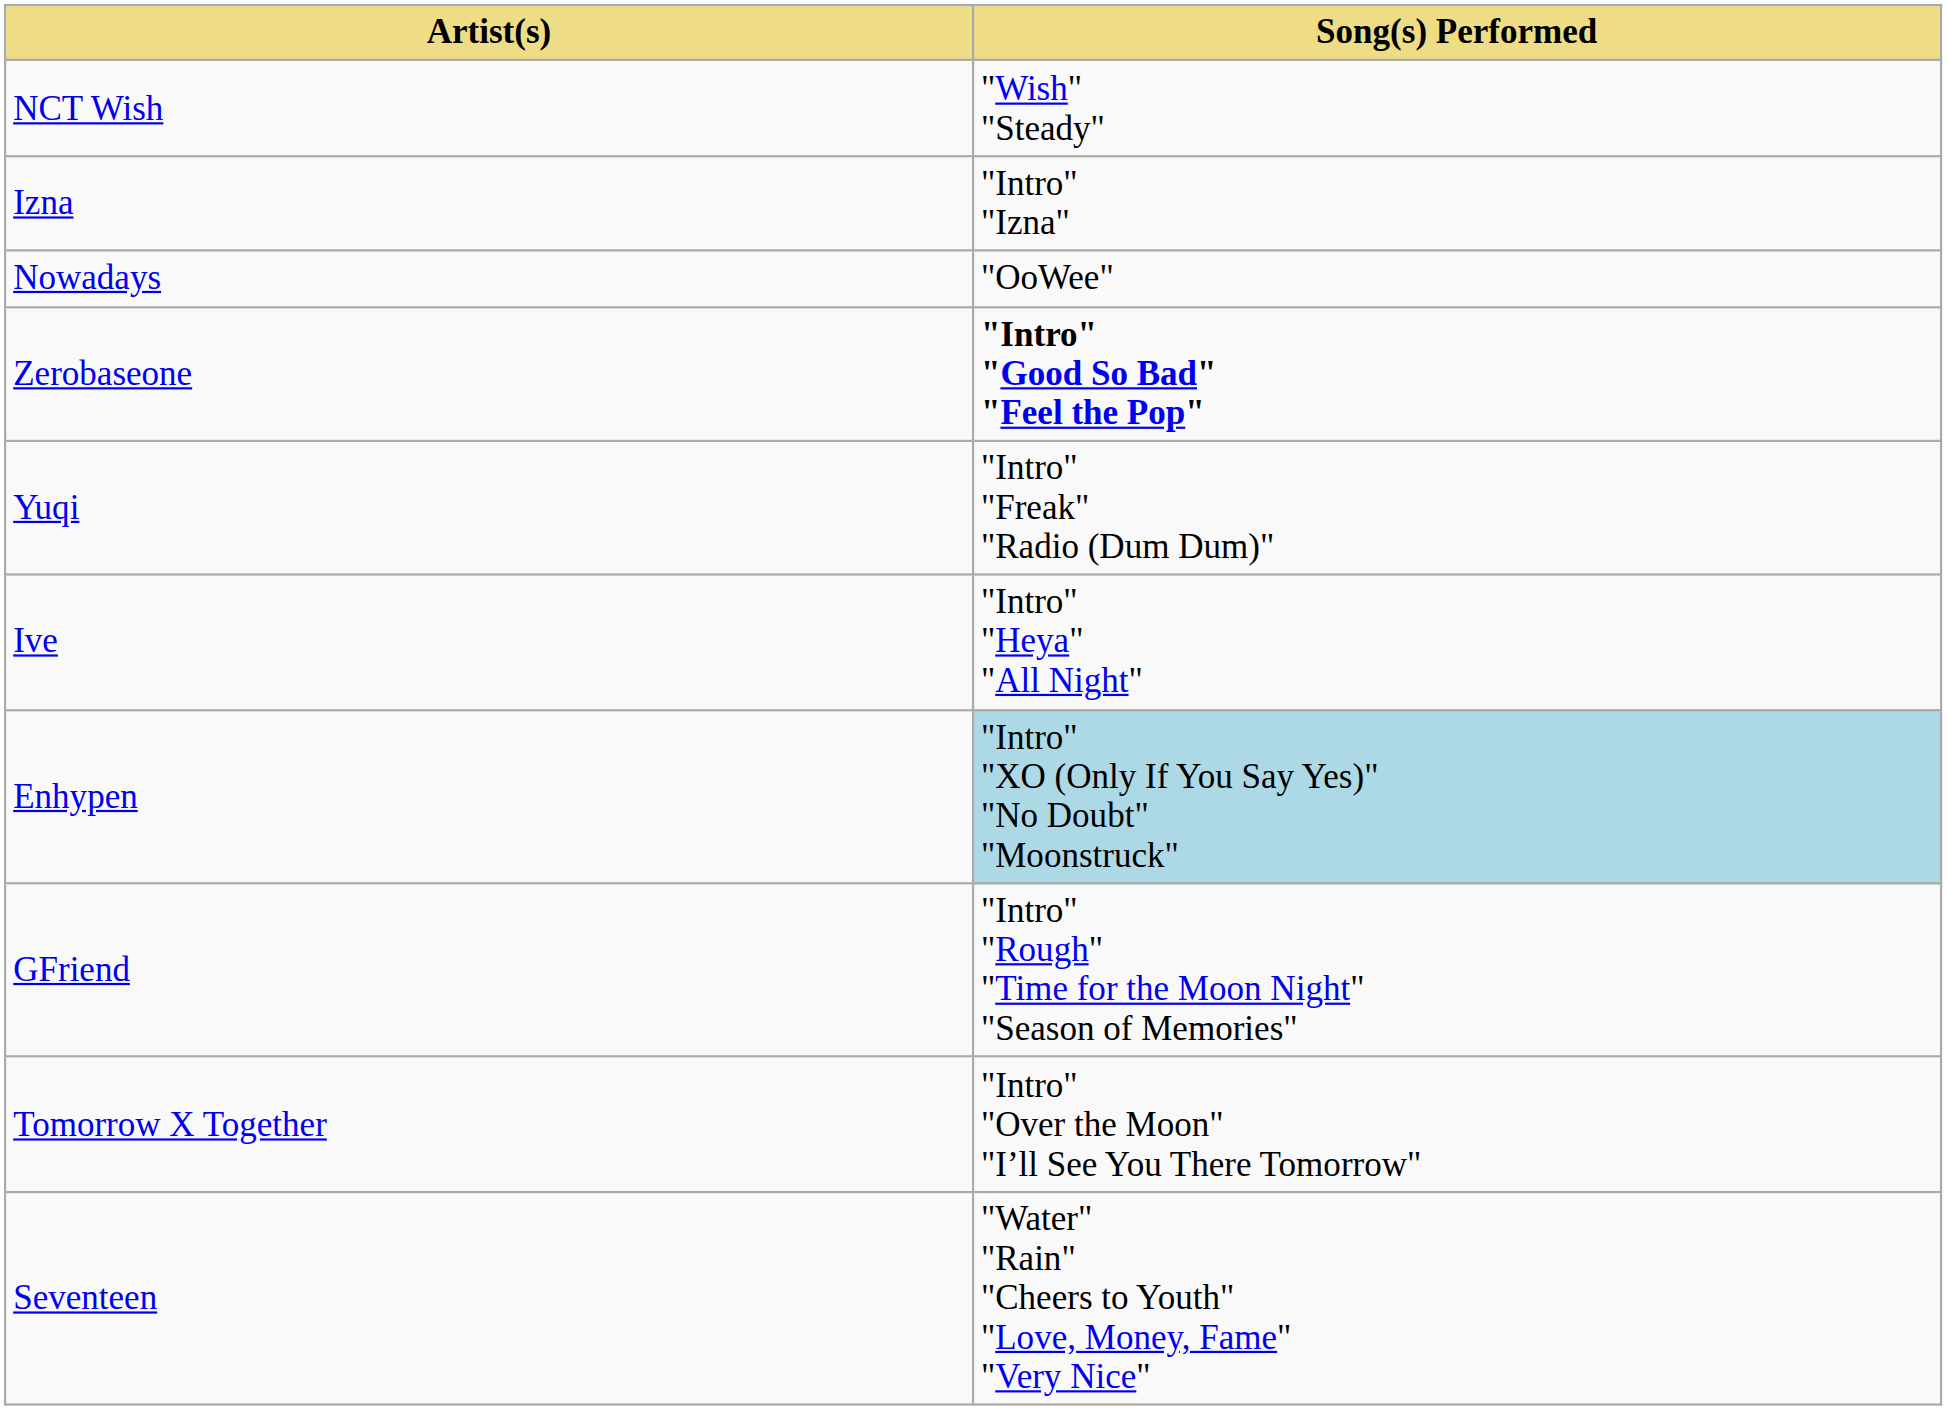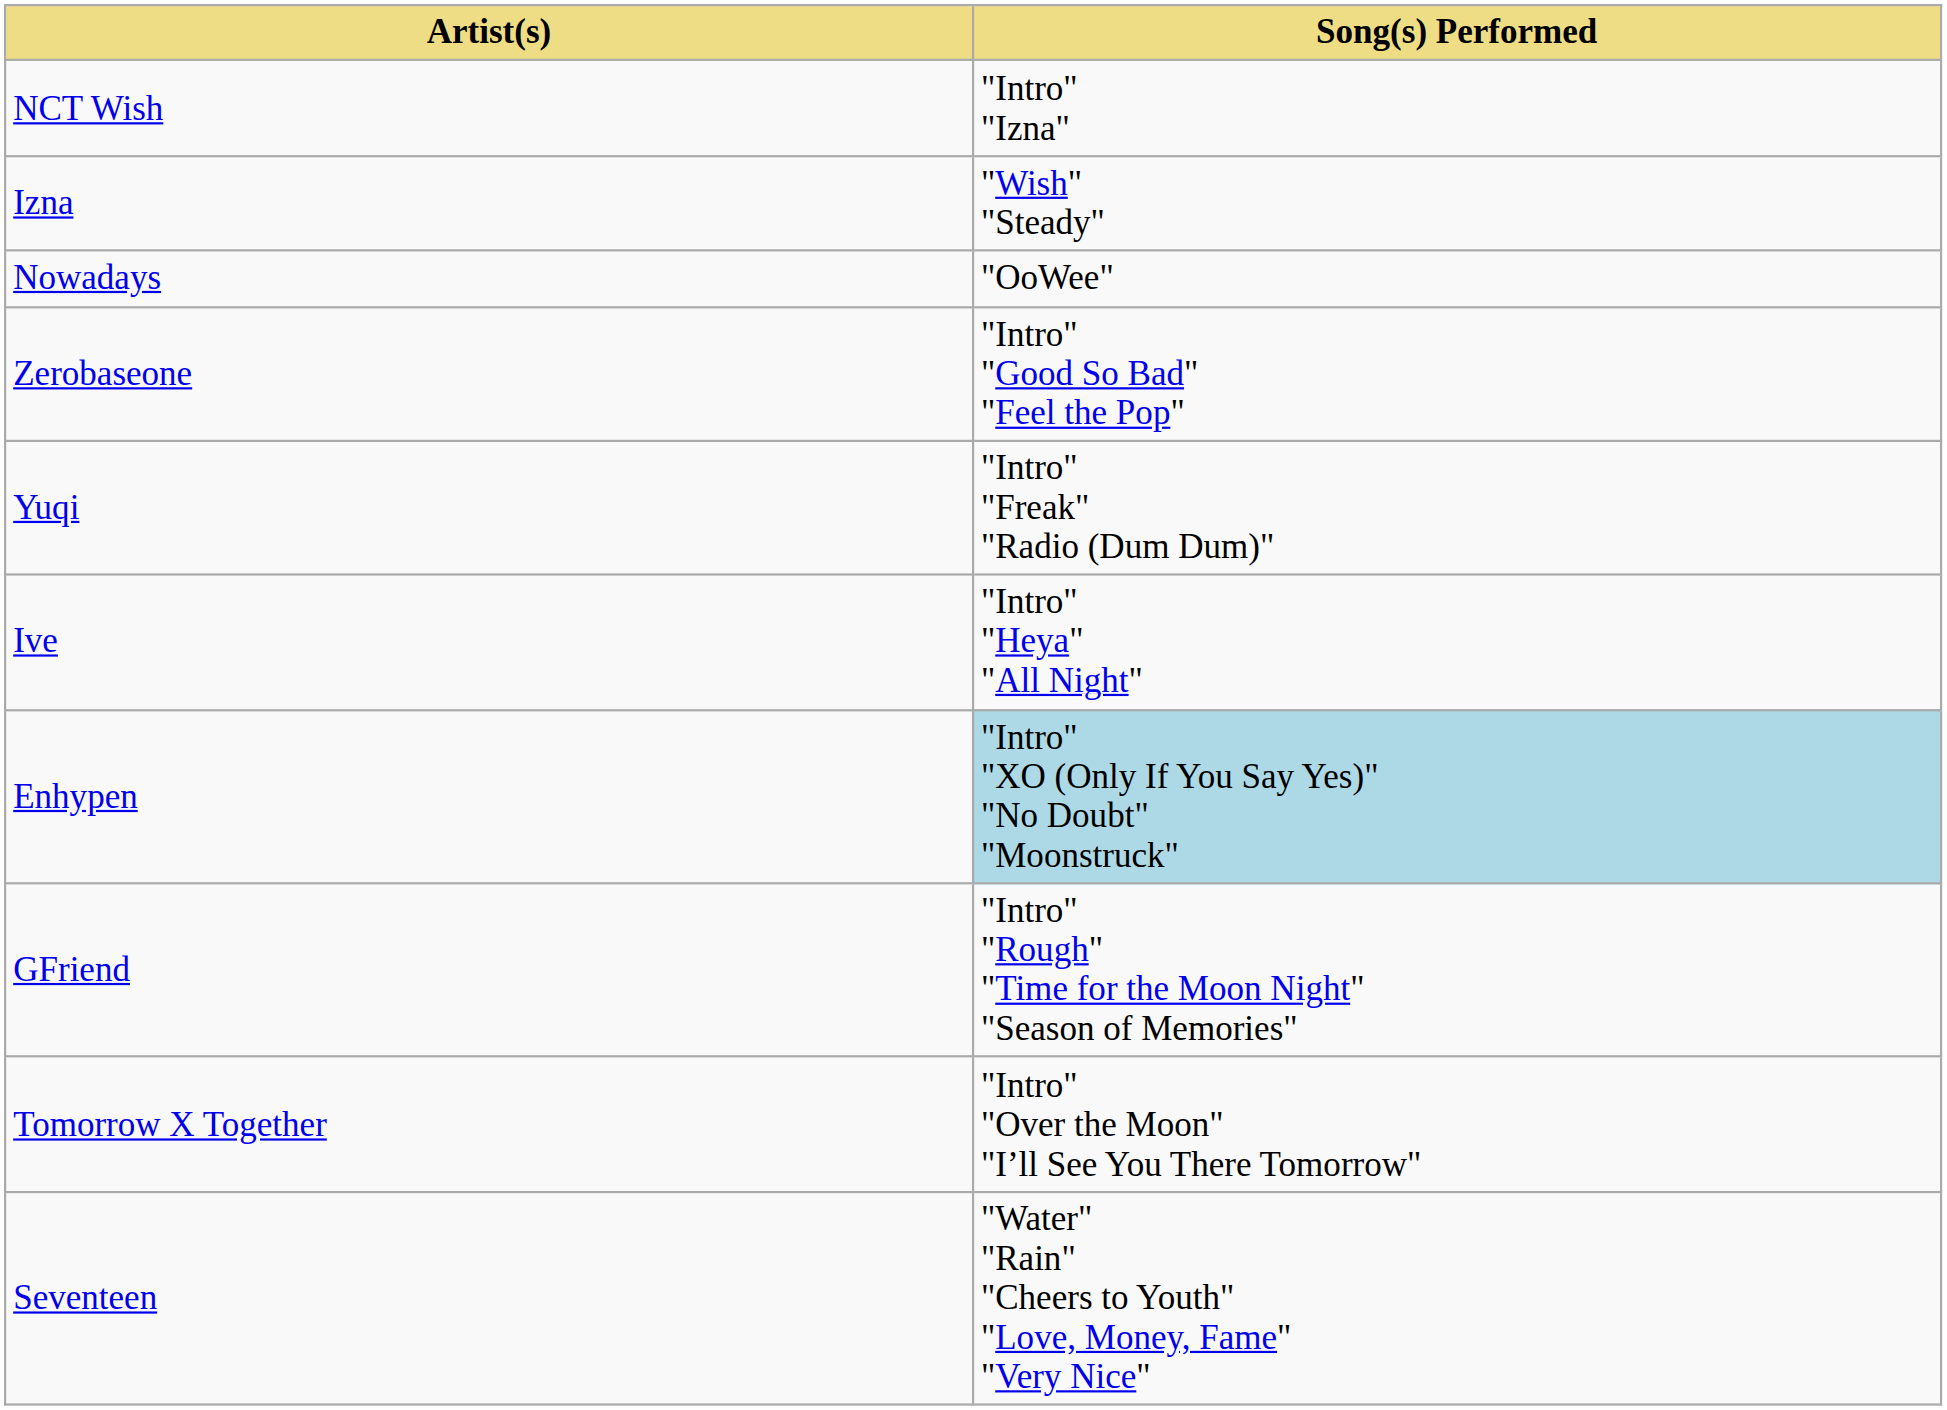(1043, 107) "Wish" "Steady" -> (1029, 107) "Intro" "Izna"
(1029, 202) "Intro" "Izna" -> (1043, 202) "Wish" "Steady"
(1099, 372) bold -> (1090, 372) normal
